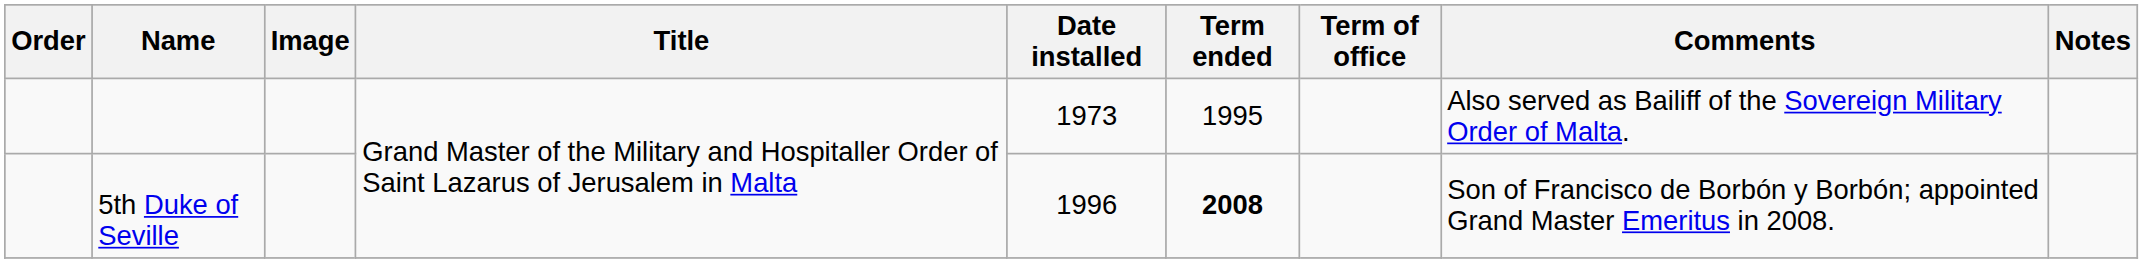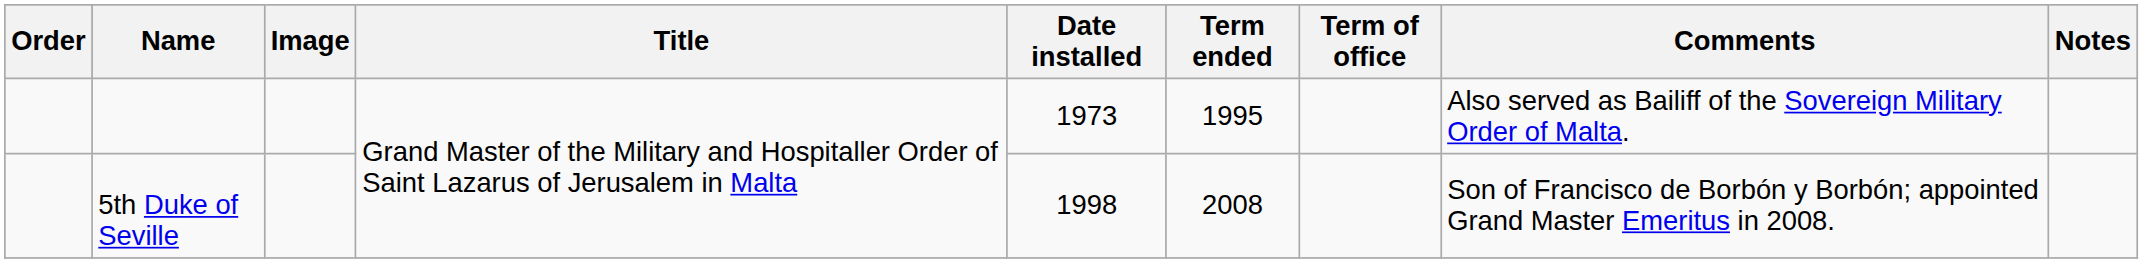(1087, 205) 1996 -> (1087, 205) 1998
(1232, 205) bold -> (1232, 205) normal
